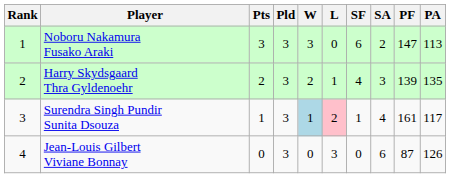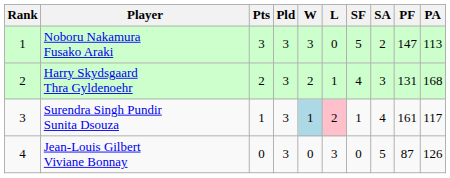(358, 44) 6 -> (358, 44) 5
(407, 81) 139 -> (407, 81) 131
(433, 81) 135 -> (433, 81) 168
(382, 154) 6 -> (382, 154) 5
